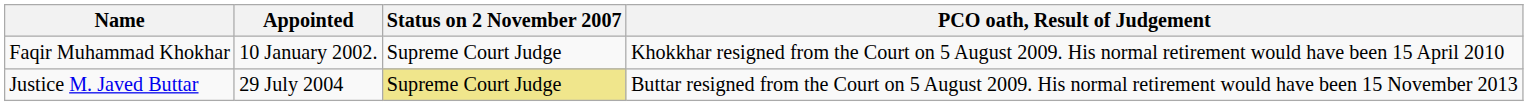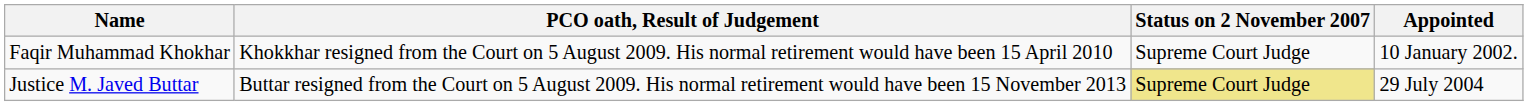columns swapped: (308, 20) <-> (1074, 20)
